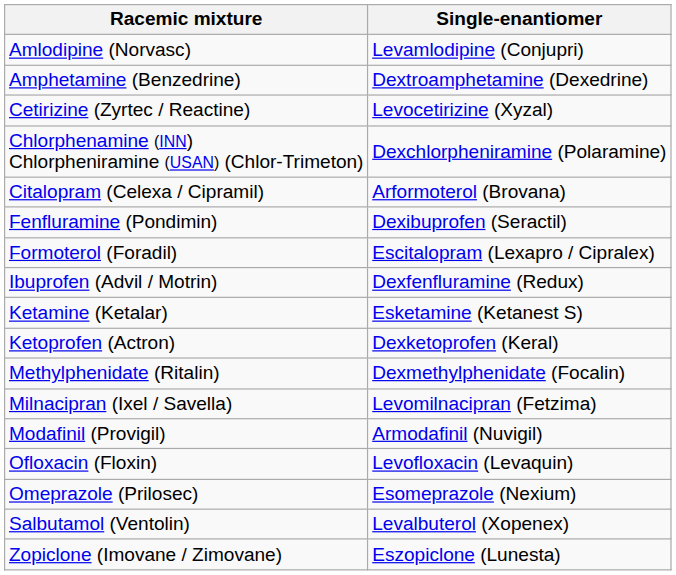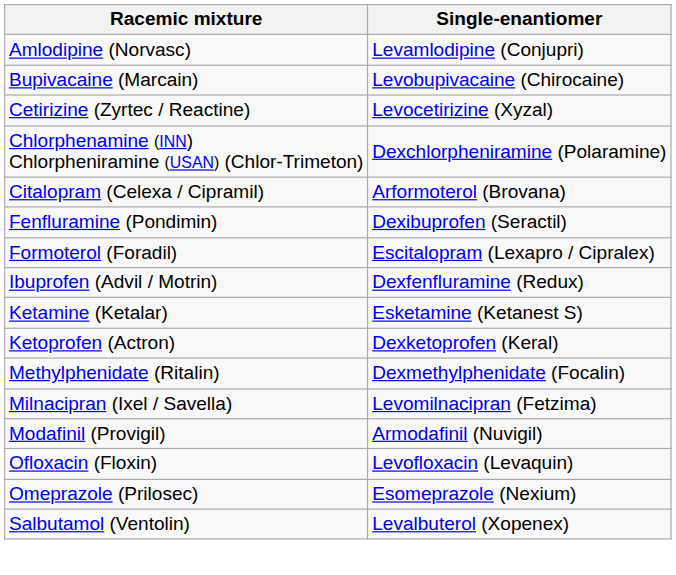- row: (125, 79)
+ row: (104, 79)
- row: (145, 554)
